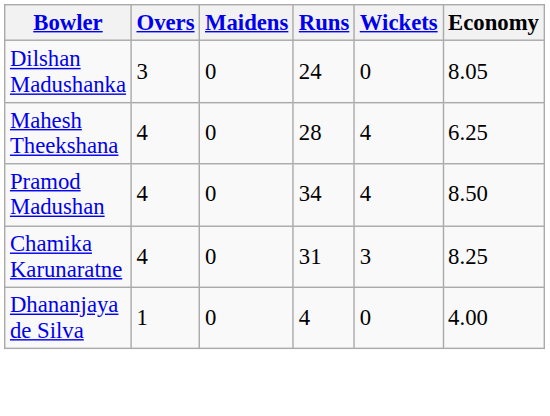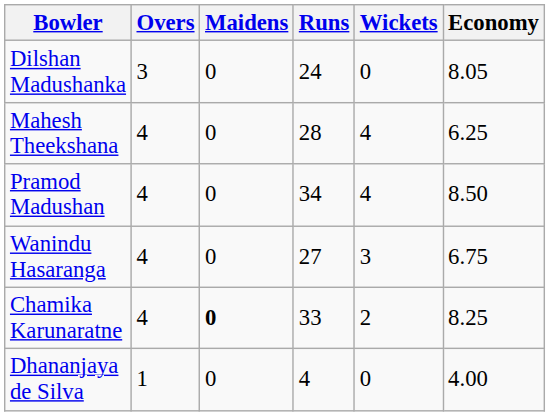+ row: (58, 256)
(211, 256) normal -> (211, 317) bold
(310, 256) 31 -> (310, 317) 33
(365, 256) 3 -> (365, 317) 2
